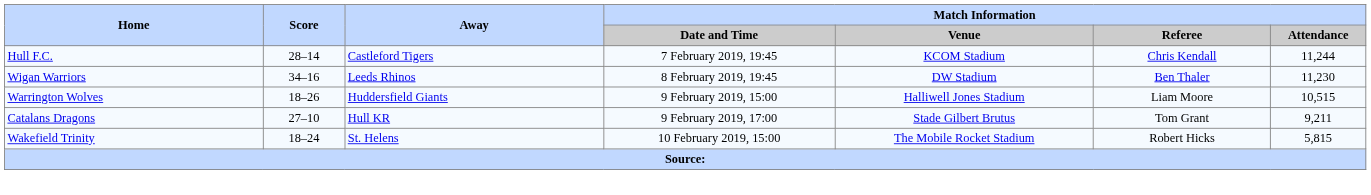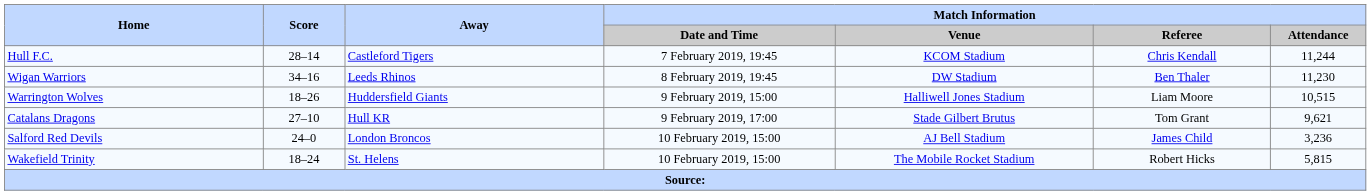(1318, 118) 9,211 -> (1318, 118) 9,621
+ row: (55, 138)
